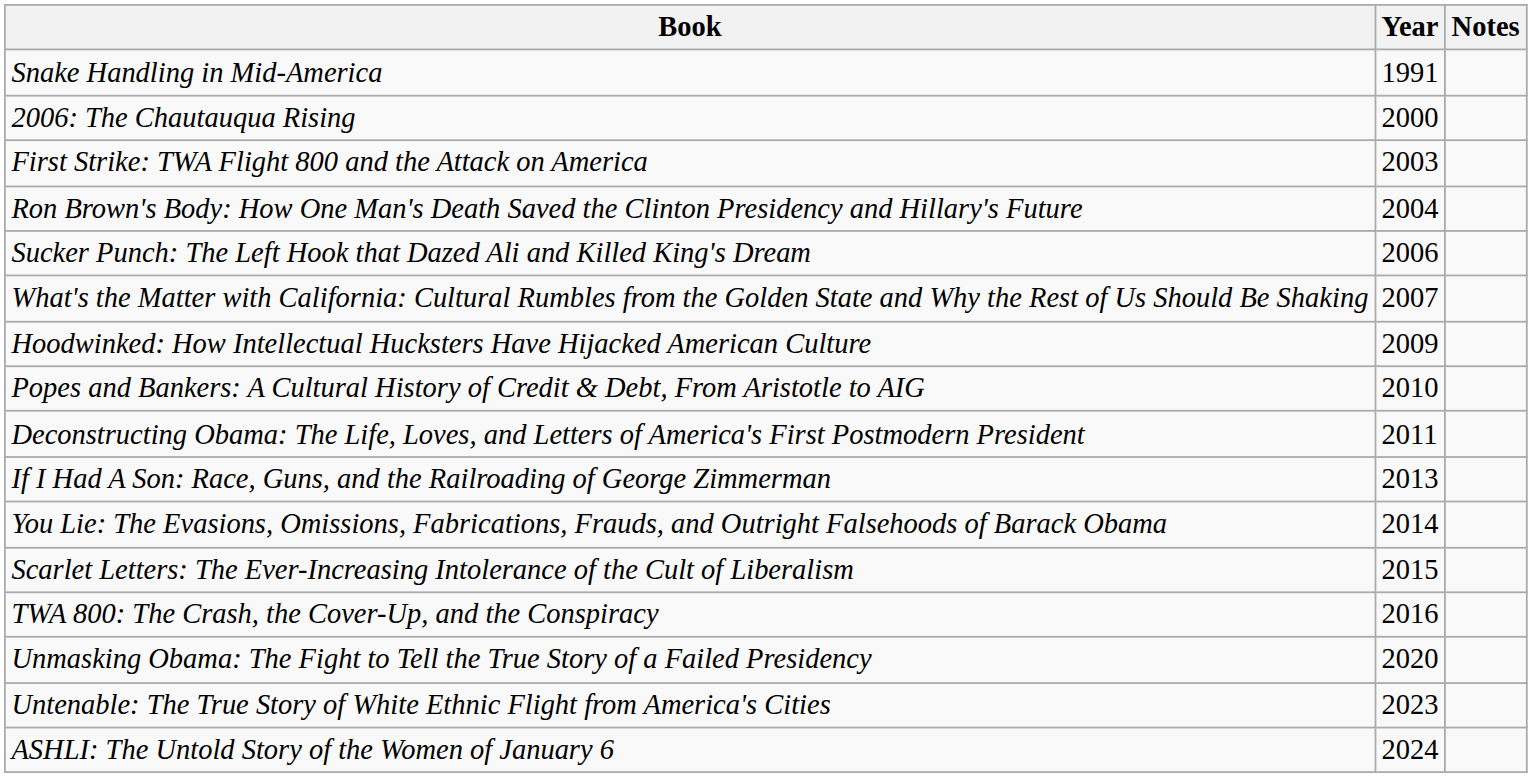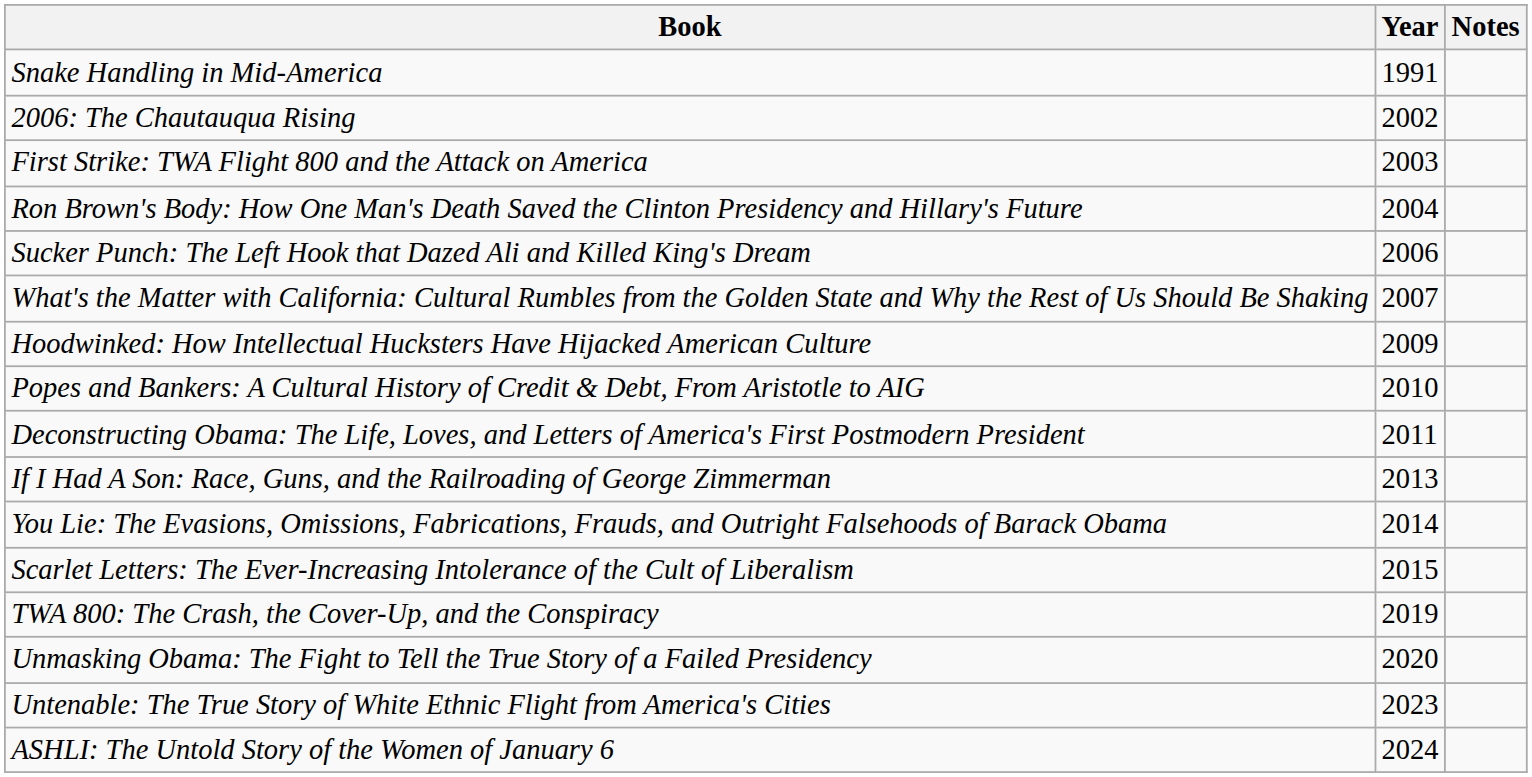(1410, 117) 2000 -> (1410, 117) 2002
(1410, 614) 2016 -> (1410, 614) 2019
